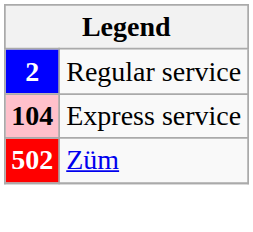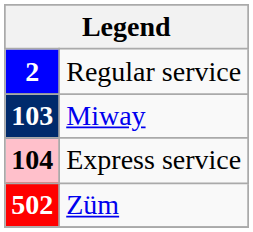+ row: (32, 115)
